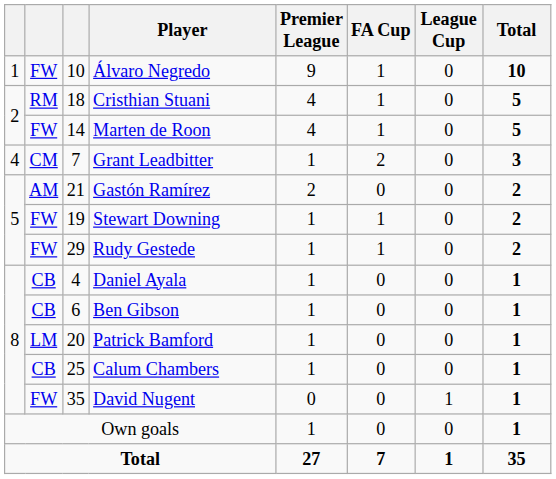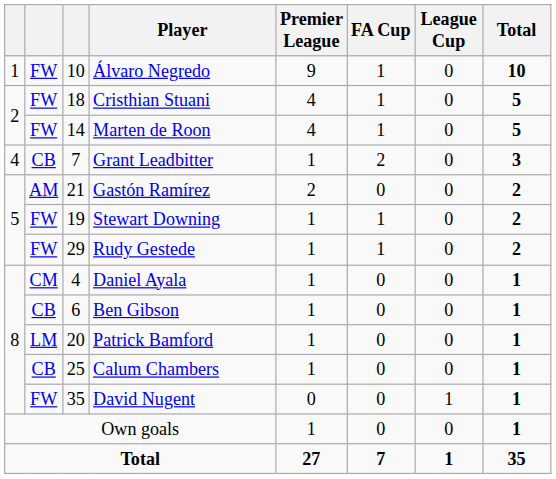(44, 100) RM -> (44, 100) FW
(44, 160) CM -> (44, 160) CB
(44, 279) CB -> (44, 279) CM
